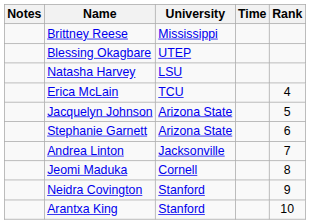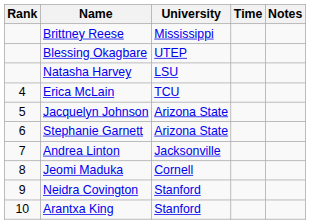columns swapped: (287, 14) <-> (24, 14)
